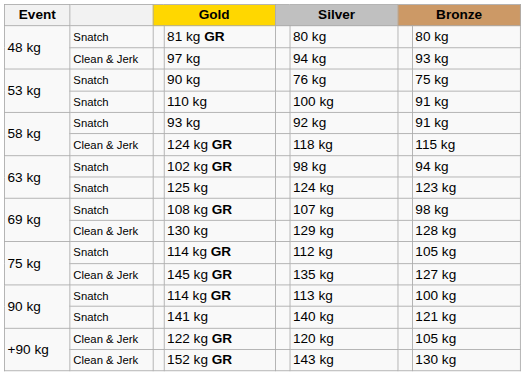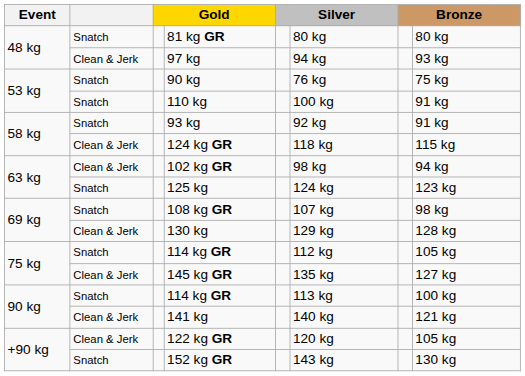(91, 167) Snatch -> (106, 167) Clean & Jerk
(91, 318) Snatch -> (106, 318) Clean & Jerk
(106, 361) Clean & Jerk -> (91, 361) Snatch
